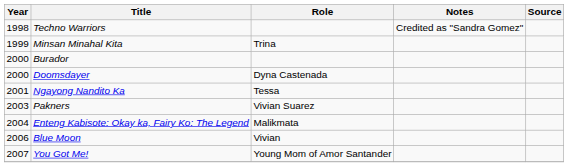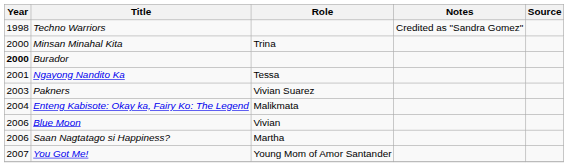(18, 43) 1999 -> (18, 43) 2000
(18, 59) normal -> (18, 59) bold
- row: (61, 75)
+ row: (102, 138)
